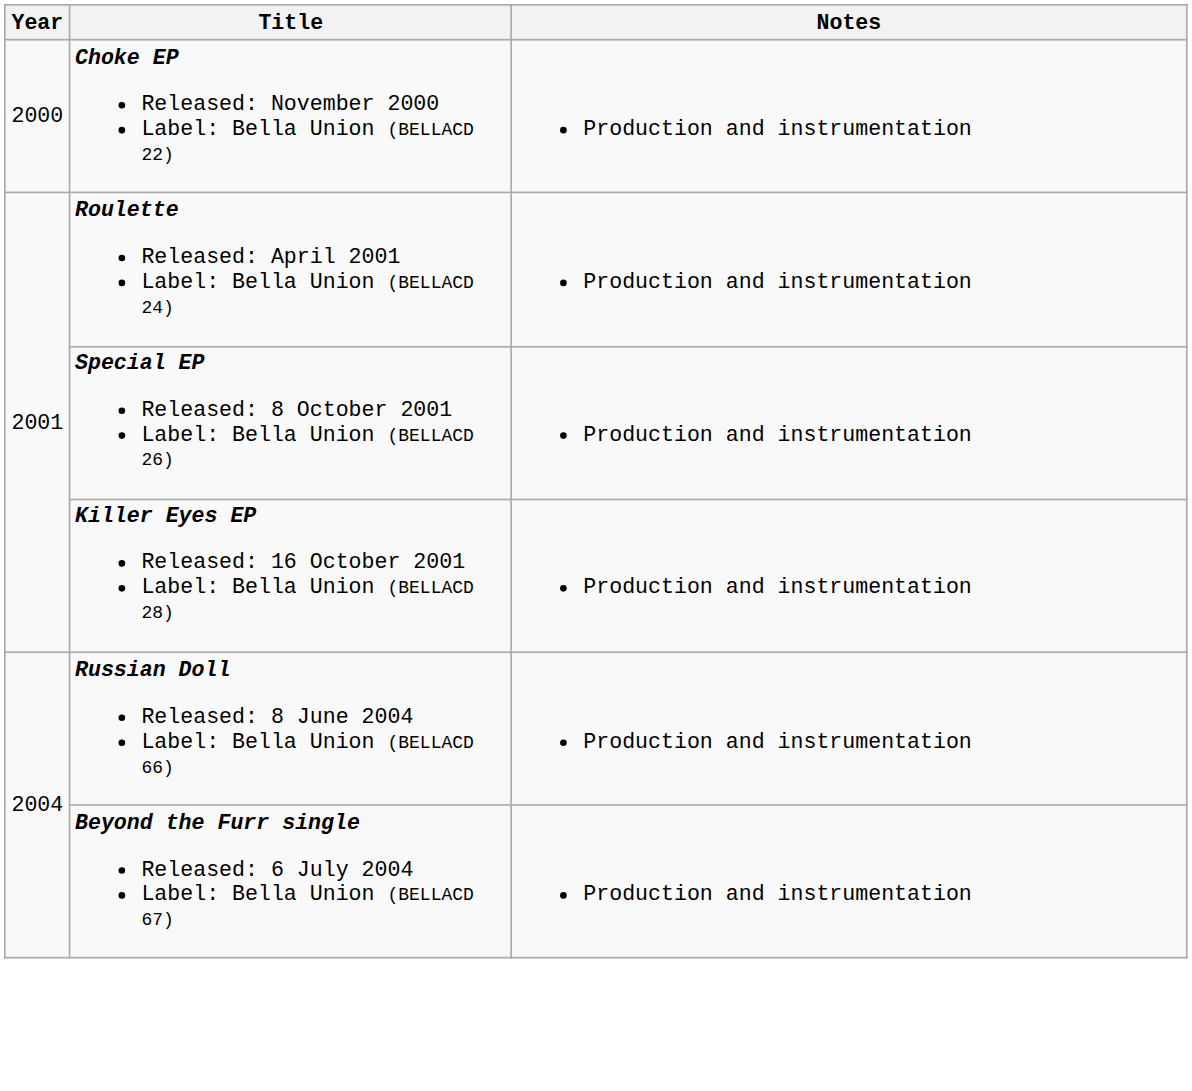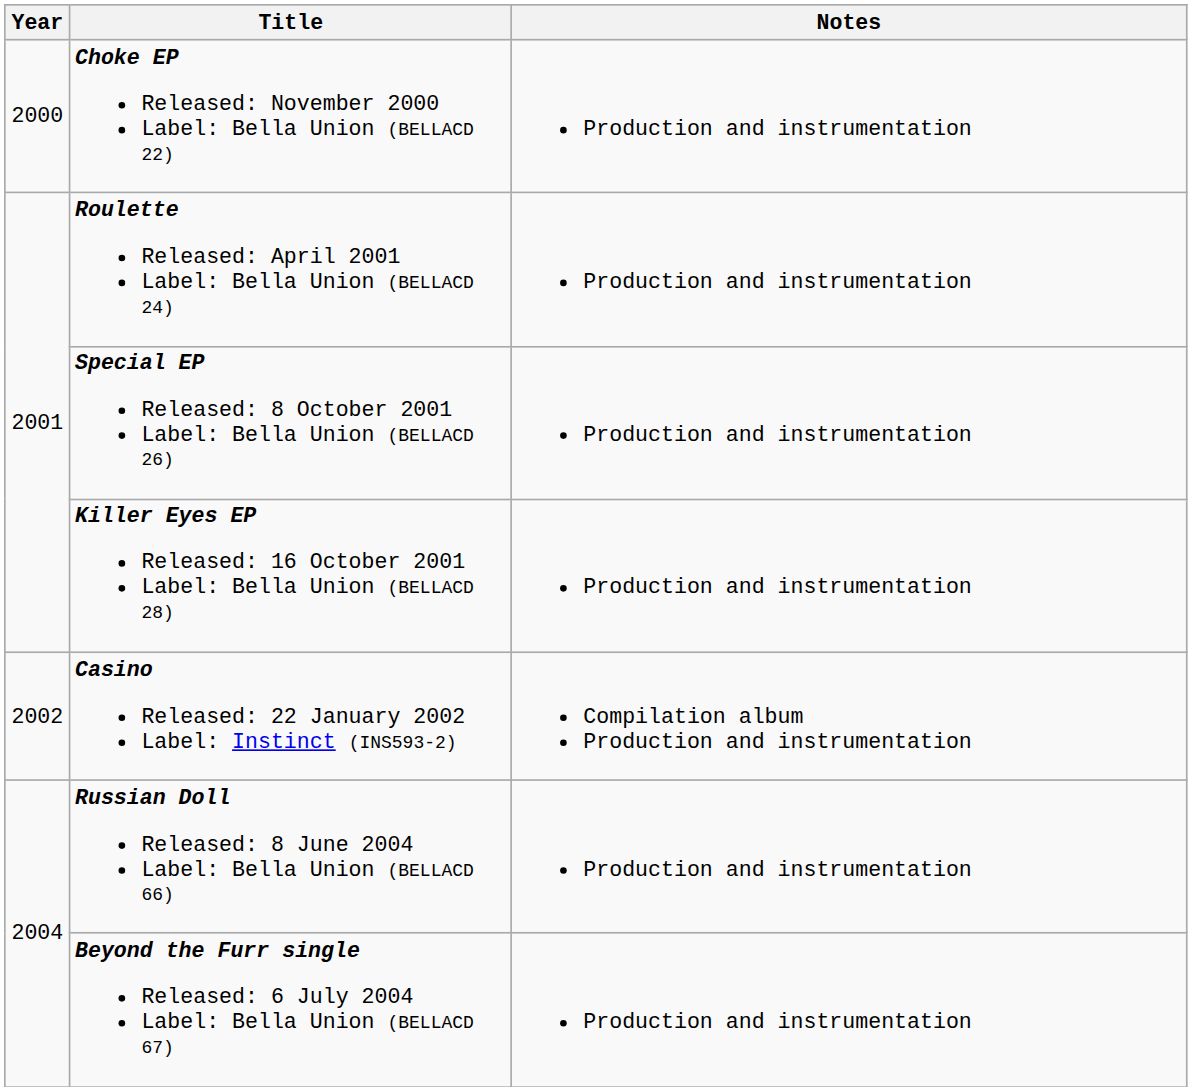+ row: (291, 705)
